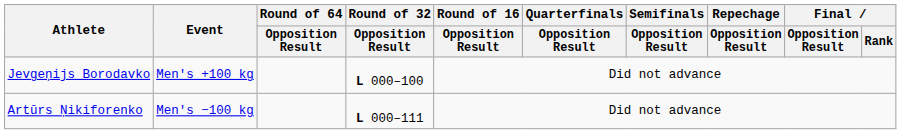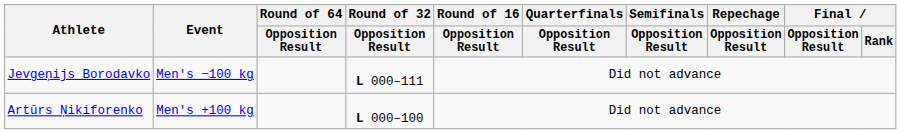(205, 75) Men's +100 kg -> (205, 75) Men's −100 kg
(390, 82) L 000–100 -> (390, 82) L 000–111
(205, 111) Men's −100 kg -> (205, 111) Men's +100 kg
(390, 118) L 000–111 -> (390, 118) L 000–100
